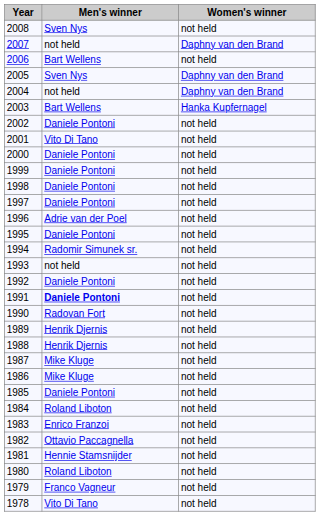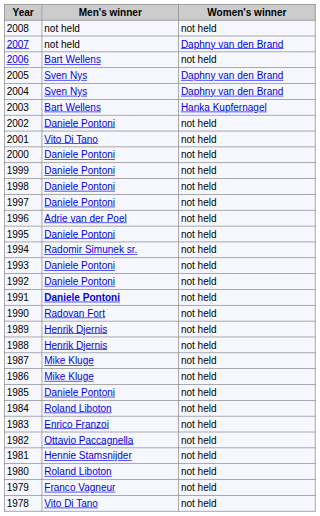(66, 28) Sven Nys -> (62, 28) not held
(62, 91) not held -> (66, 91) Sven Nys
(62, 266) not held -> (80, 266) Daniele Pontoni
